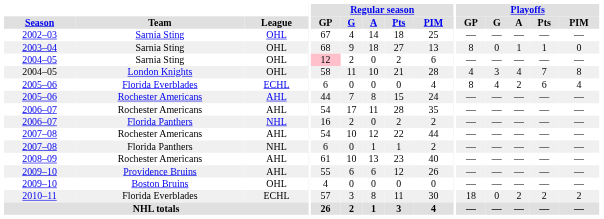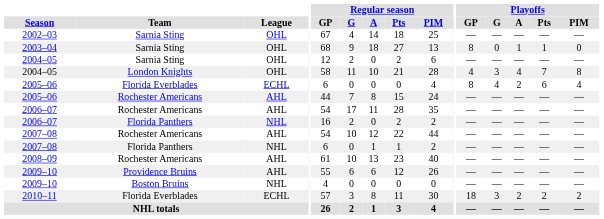(326, 59) pink background -> (326, 59) no background
(277, 183) OHL -> (277, 183) NHL
(497, 196) 0 -> (497, 196) 3
